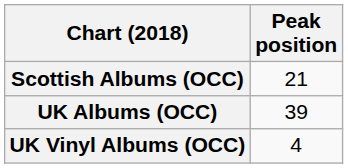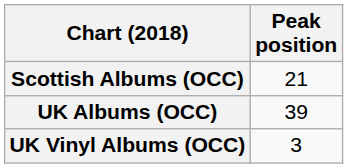(296, 145) 4 -> (296, 145) 3
